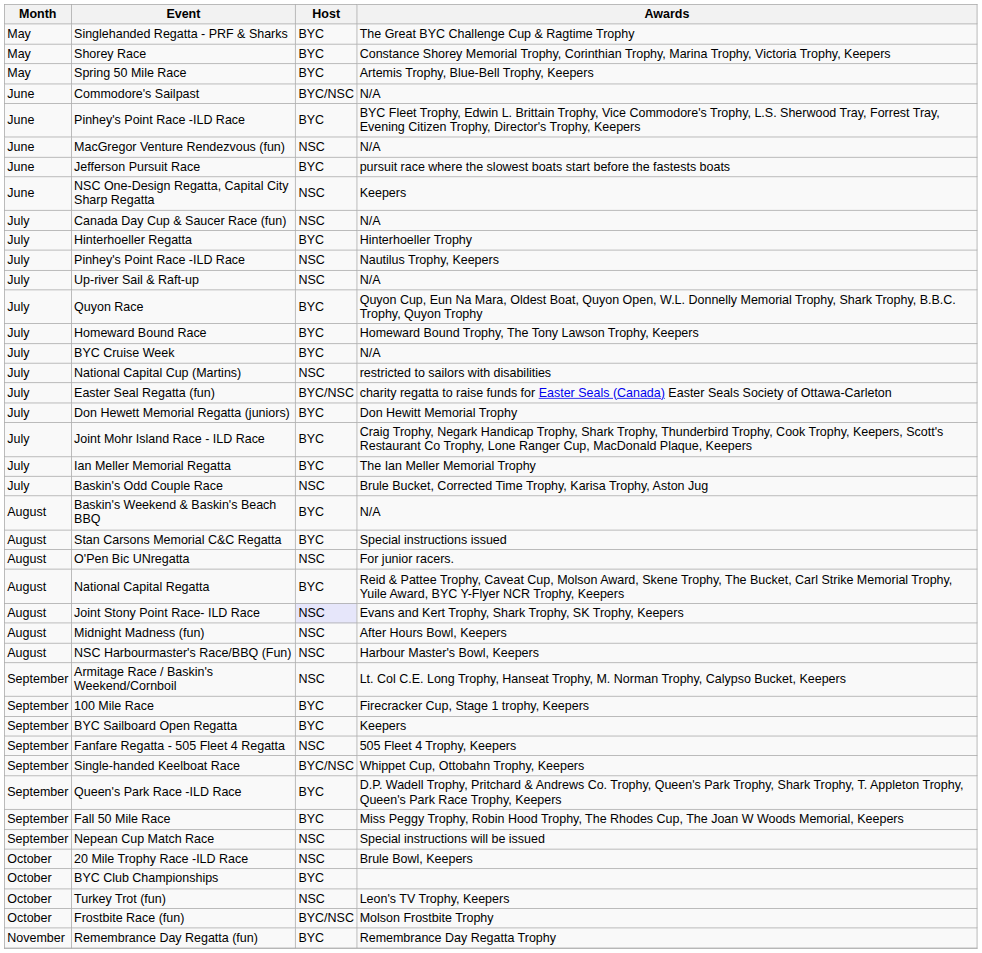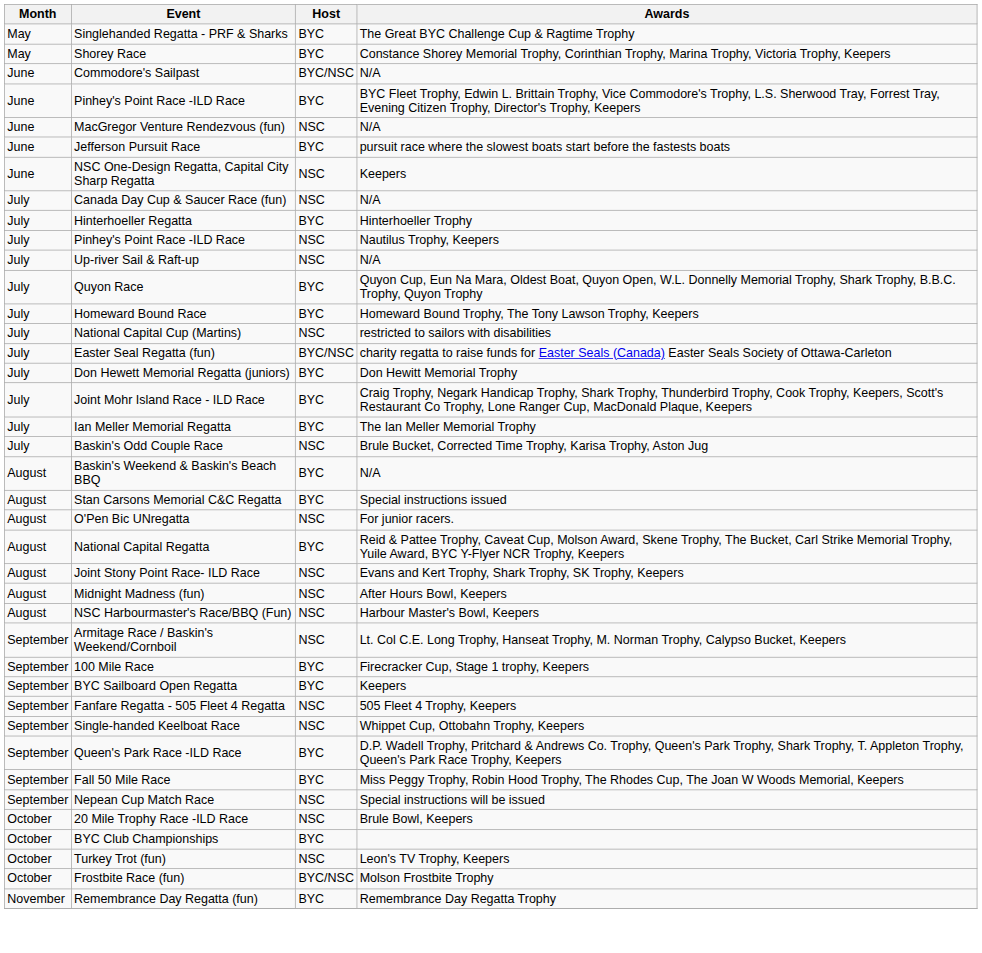- row: (130, 73)
- row: (124, 353)
(312, 613) lavender background -> (312, 573) no background
(326, 765) BYC/NSC -> (312, 726) NSC
